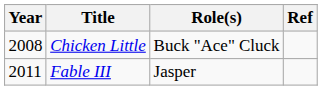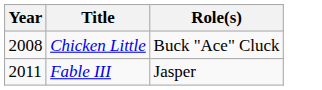- column: (300, 17)
